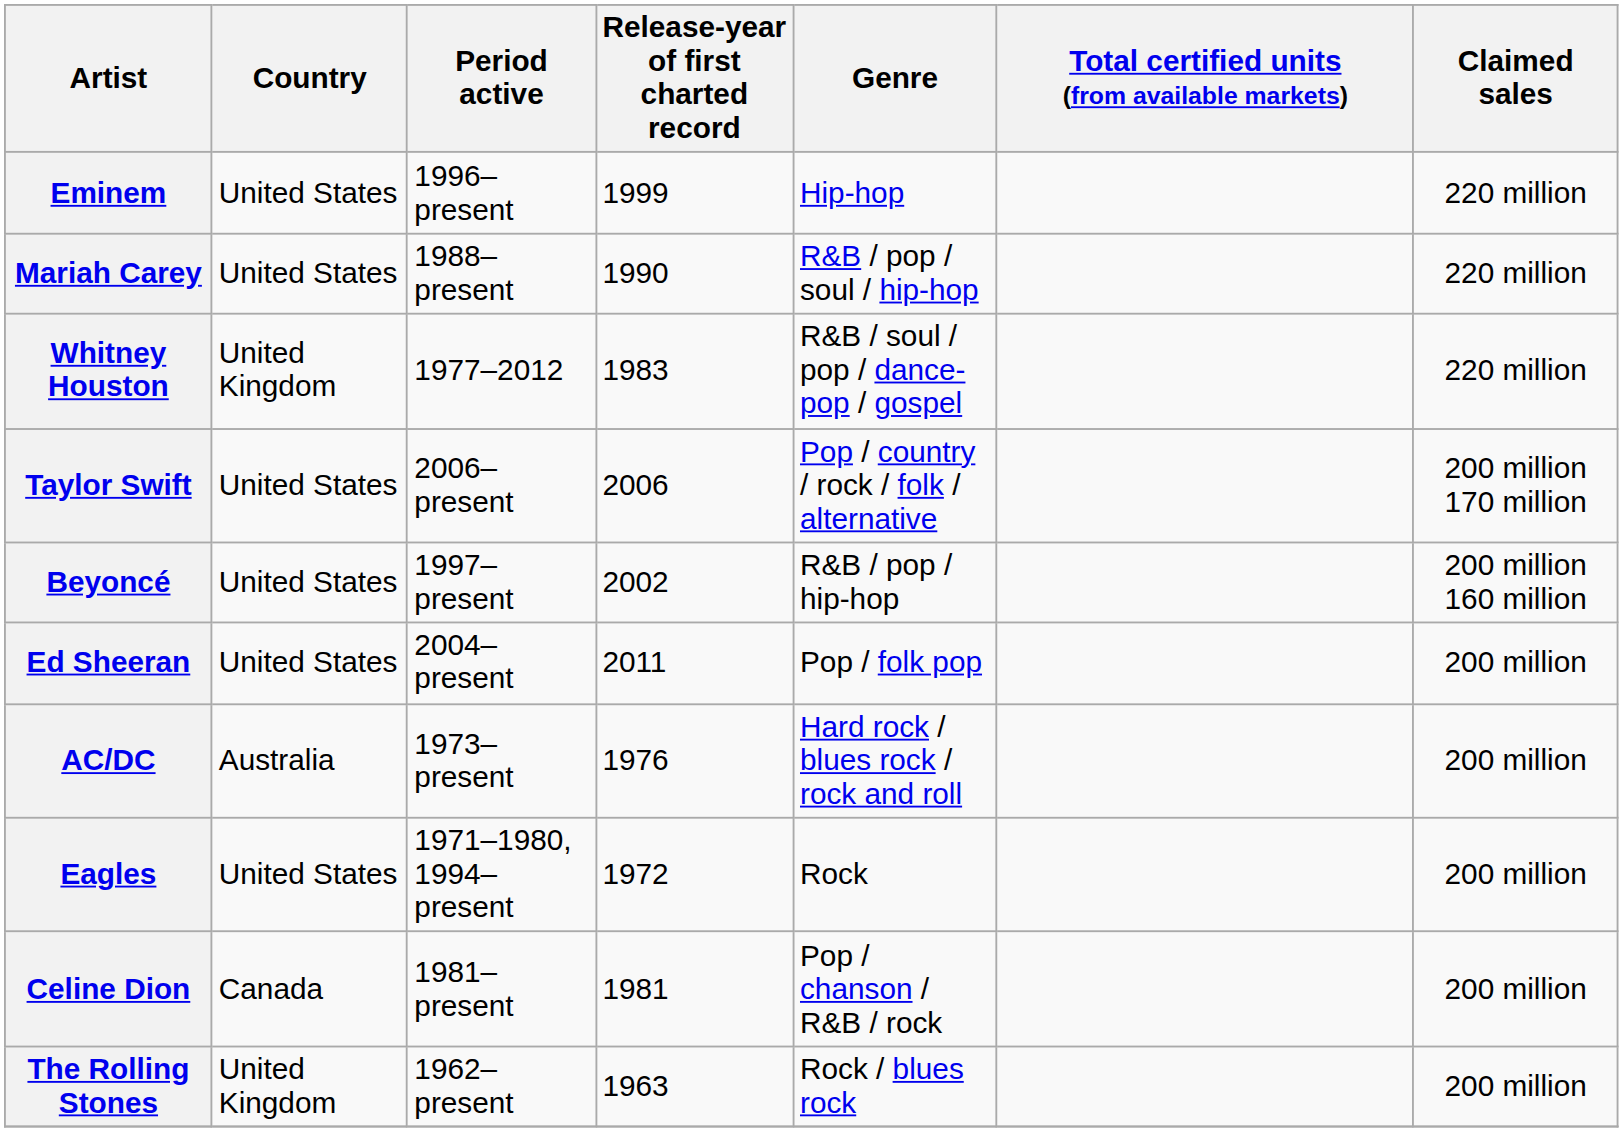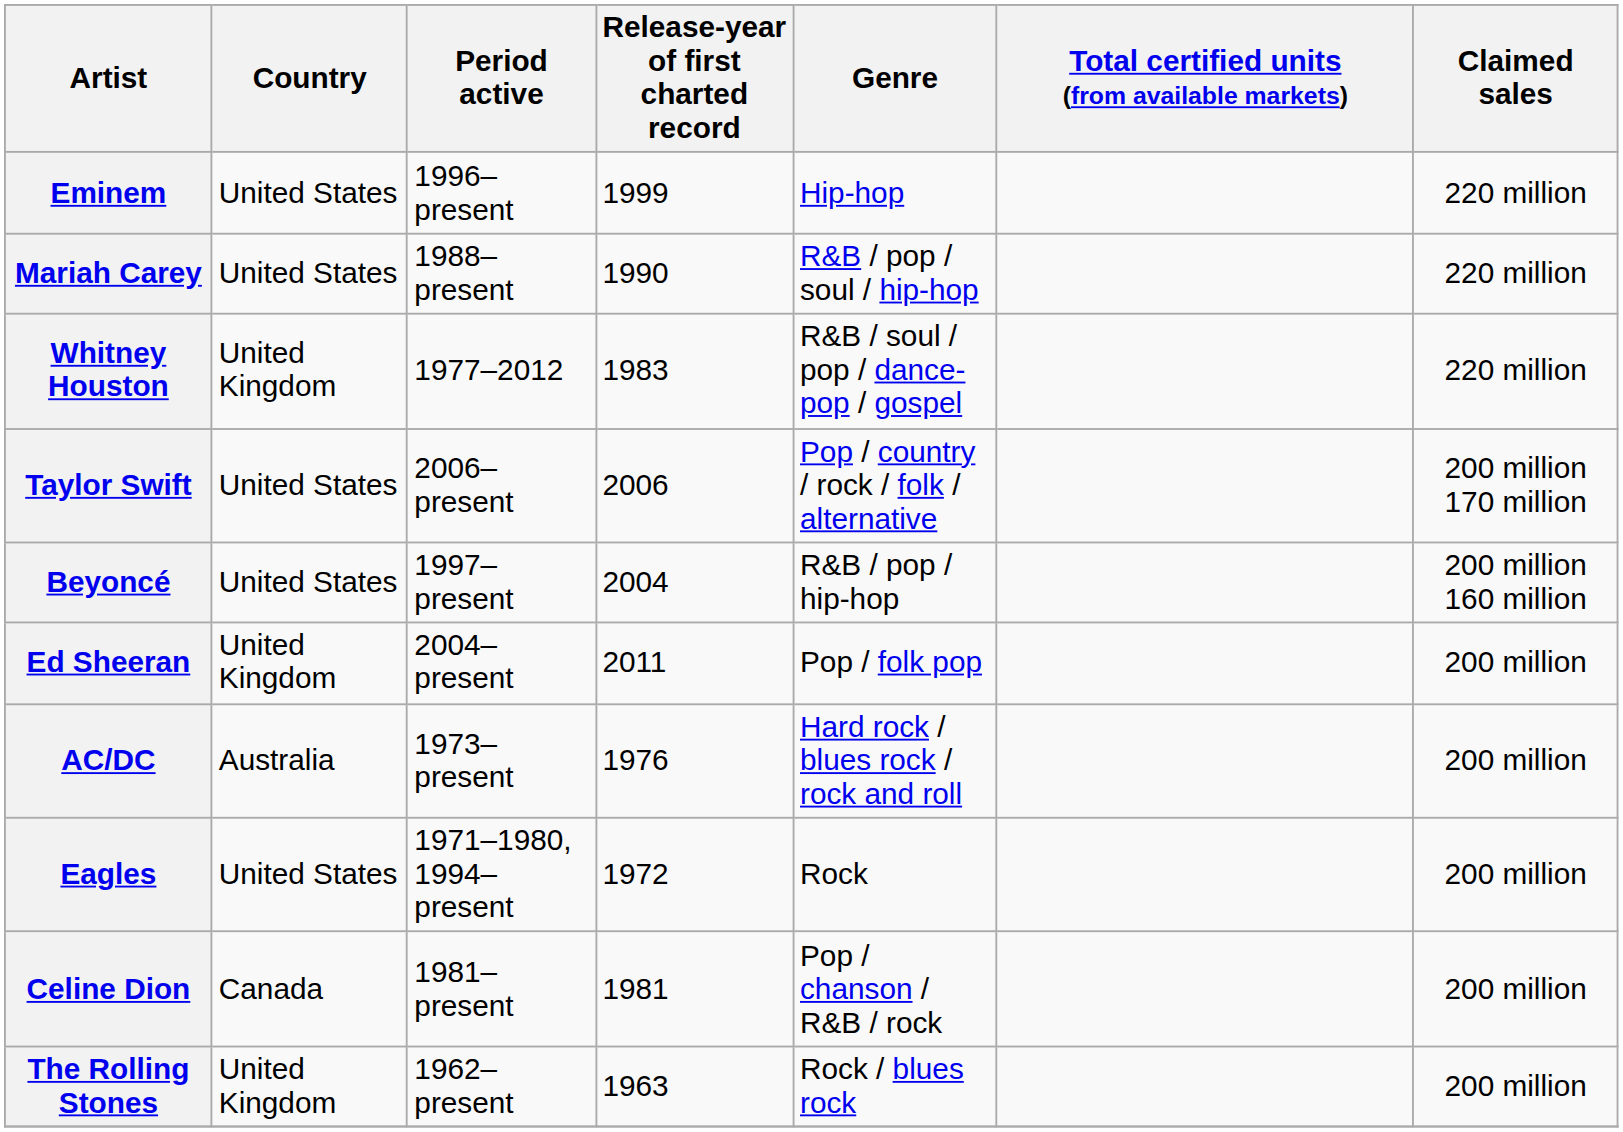(635, 582) 2002 -> (635, 582) 2004
(308, 662) United States -> (278, 662) United Kingdom
